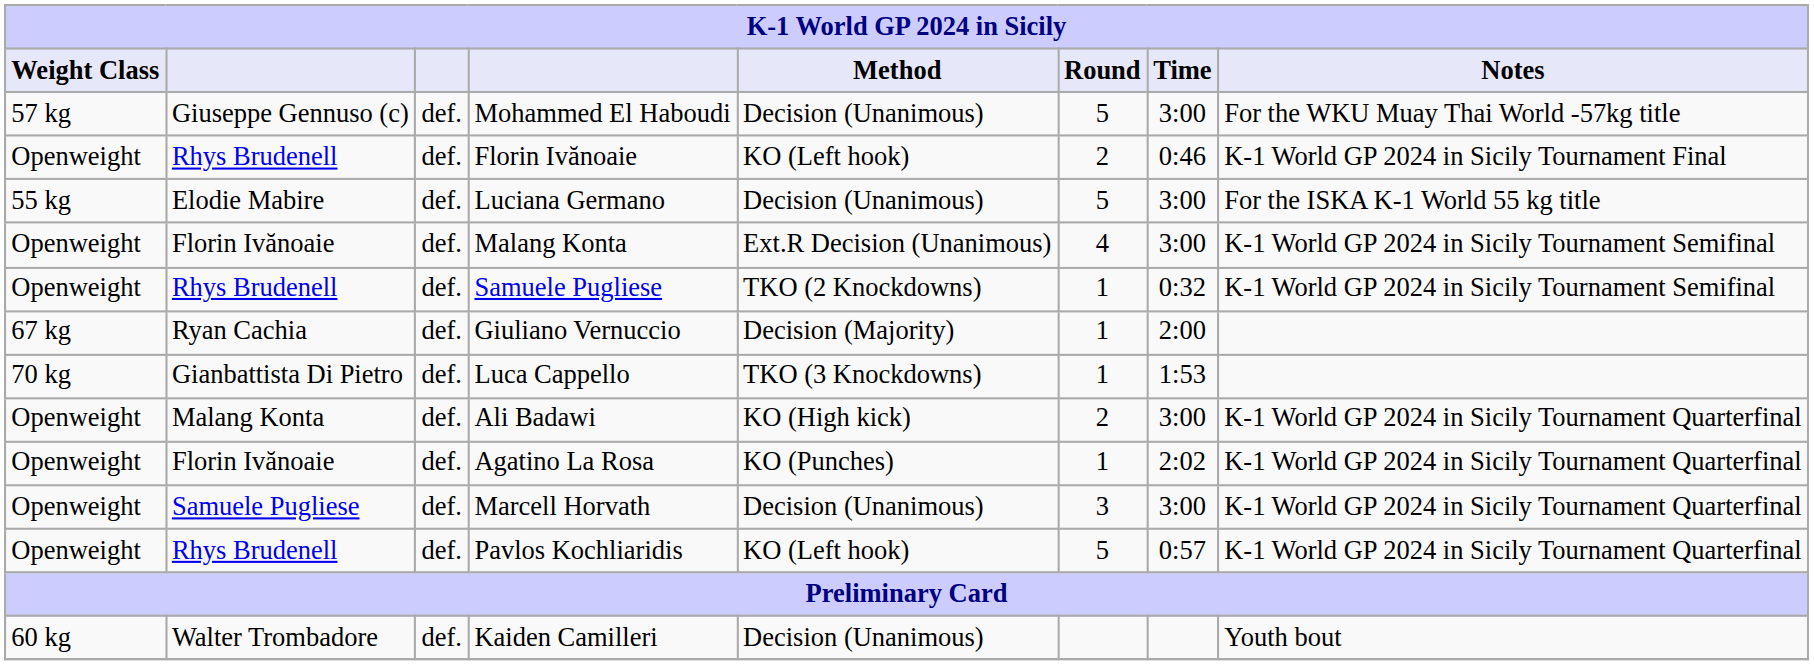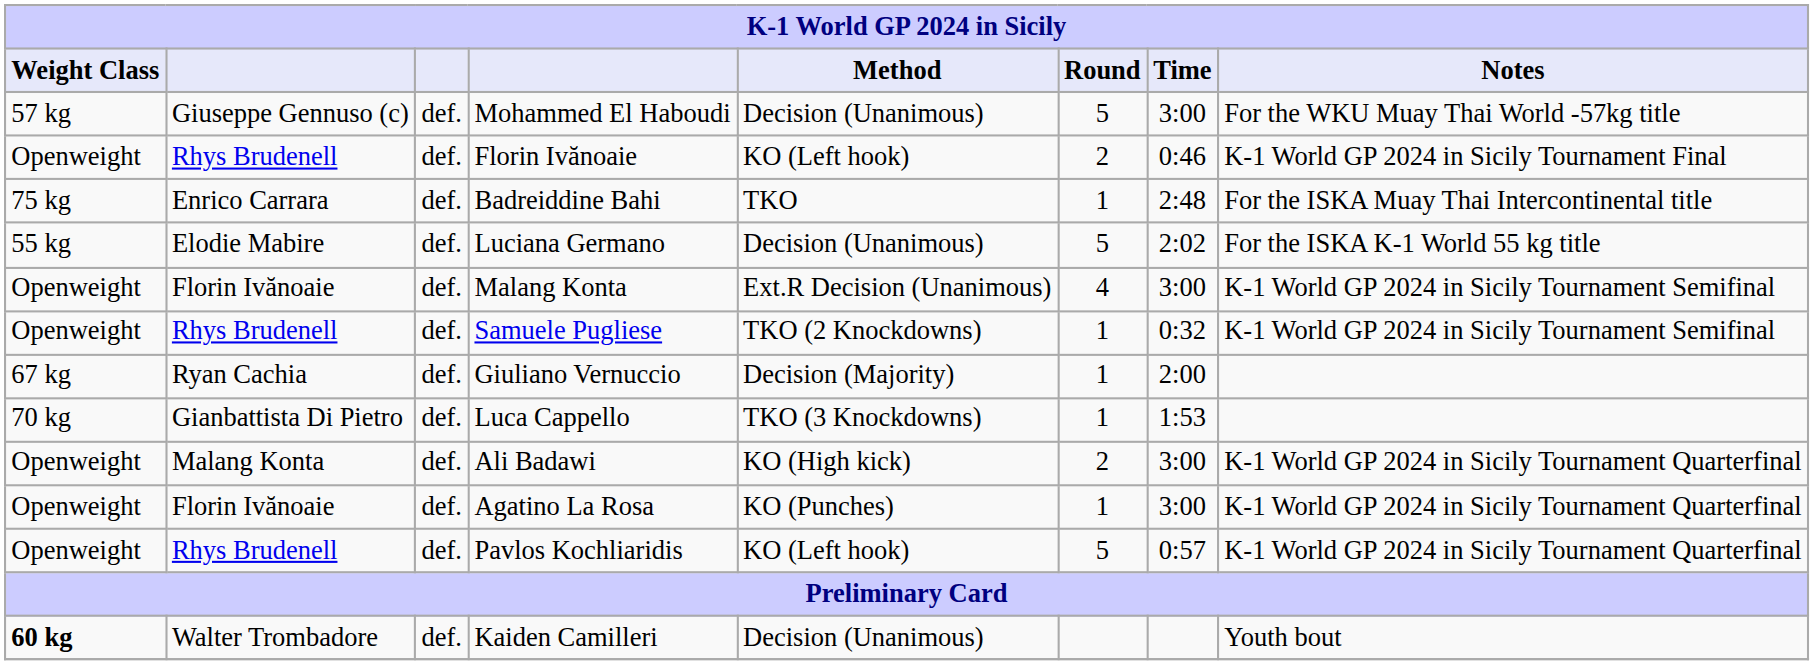+ row: (568, 200)
(1182, 200) 3:00 -> (1182, 244) 2:02
(1182, 462) 2:02 -> (1182, 506) 3:00
- row: (562, 506)
(41, 637) normal -> (42, 637) bold
